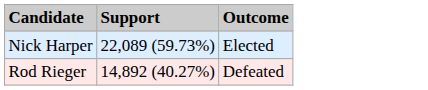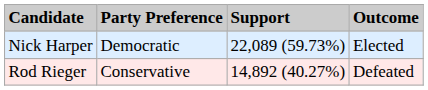+ column: (162, 17)
